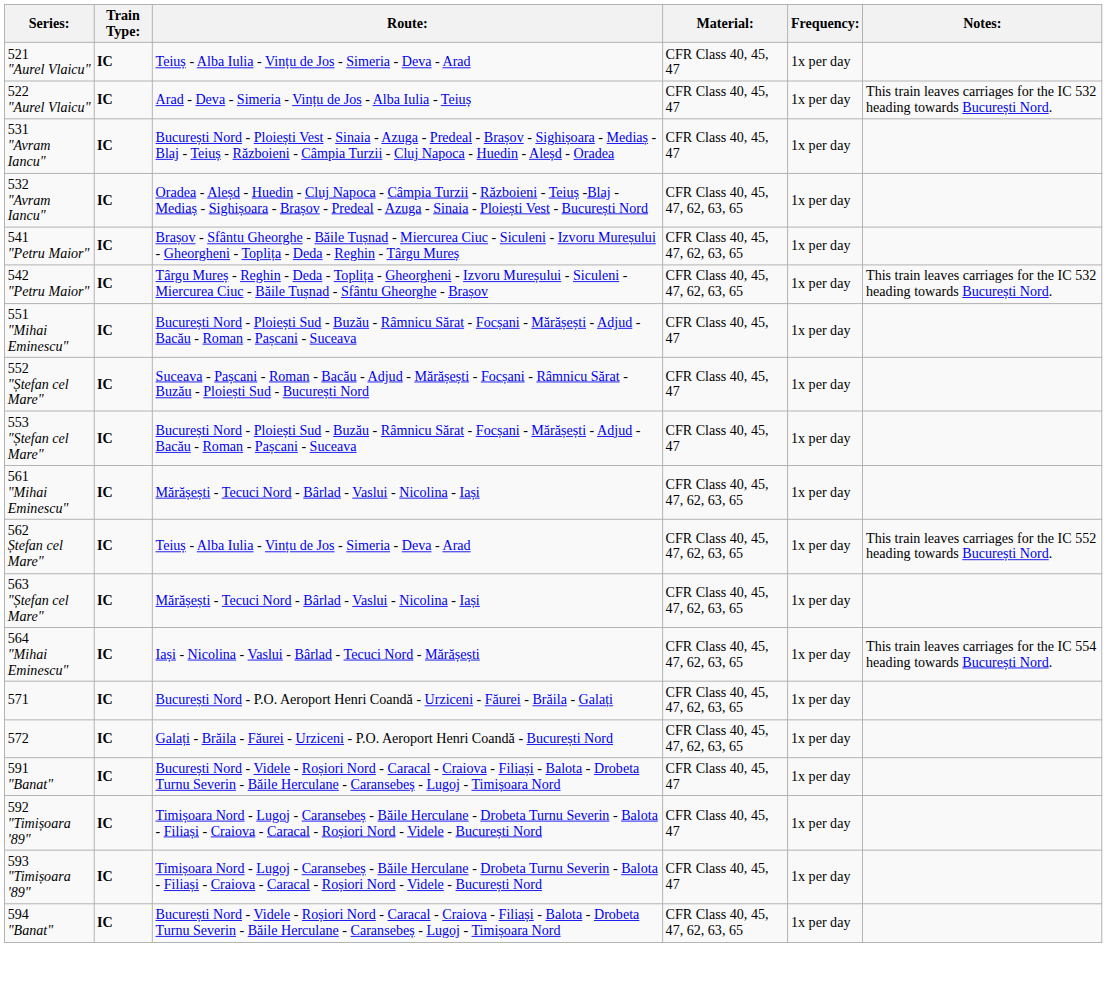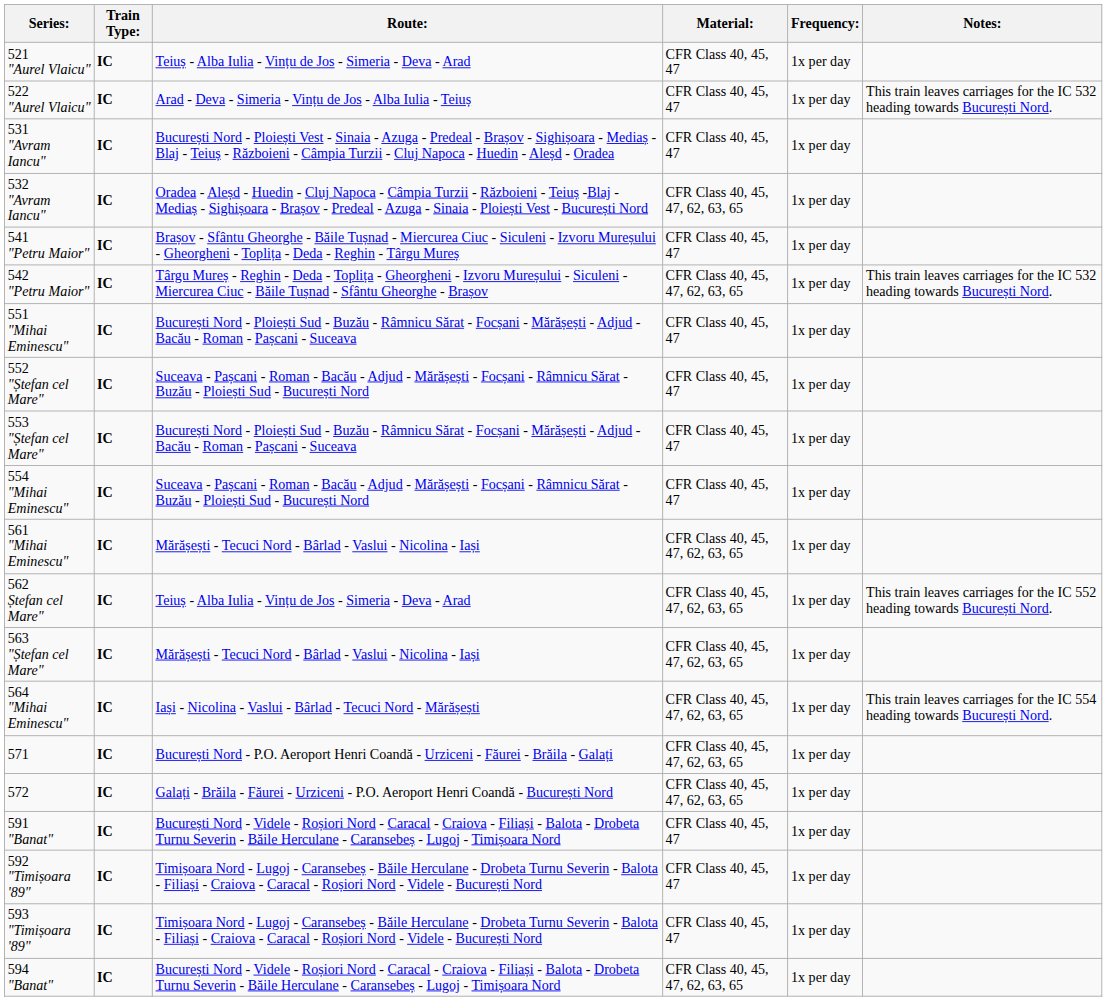(717, 246) CFR Class 40, 45, 47, 62, 63, 65 -> (717, 246) CFR Class 40, 45, 47
+ row: (38, 492)
